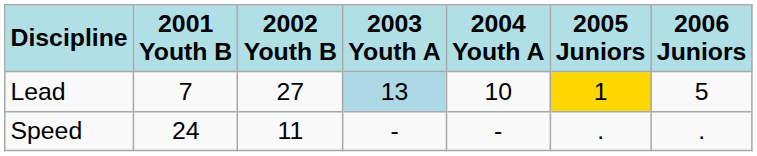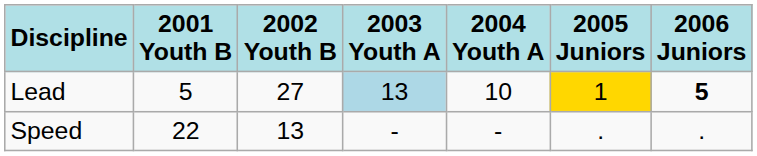(186, 91) 7 -> (186, 91) 5
(702, 91) normal -> (702, 91) bold
(186, 130) 24 -> (186, 130) 22
(290, 130) 11 -> (290, 130) 13
